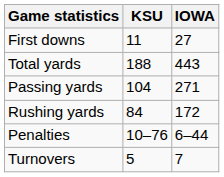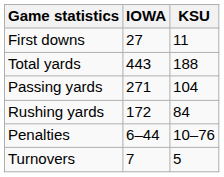columns swapped: (147, 16) <-> (195, 16)
